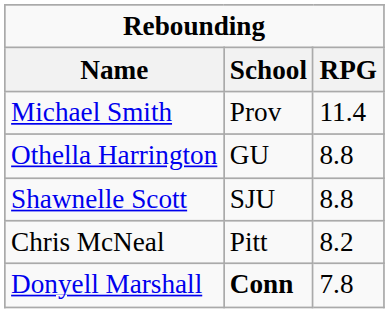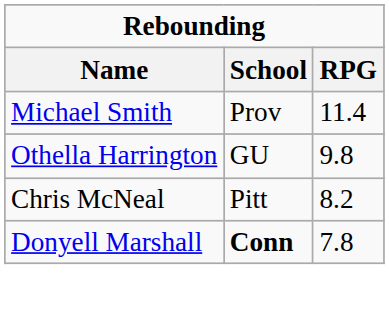(336, 155) 8.8 -> (336, 155) 9.8
- row: (99, 198)
